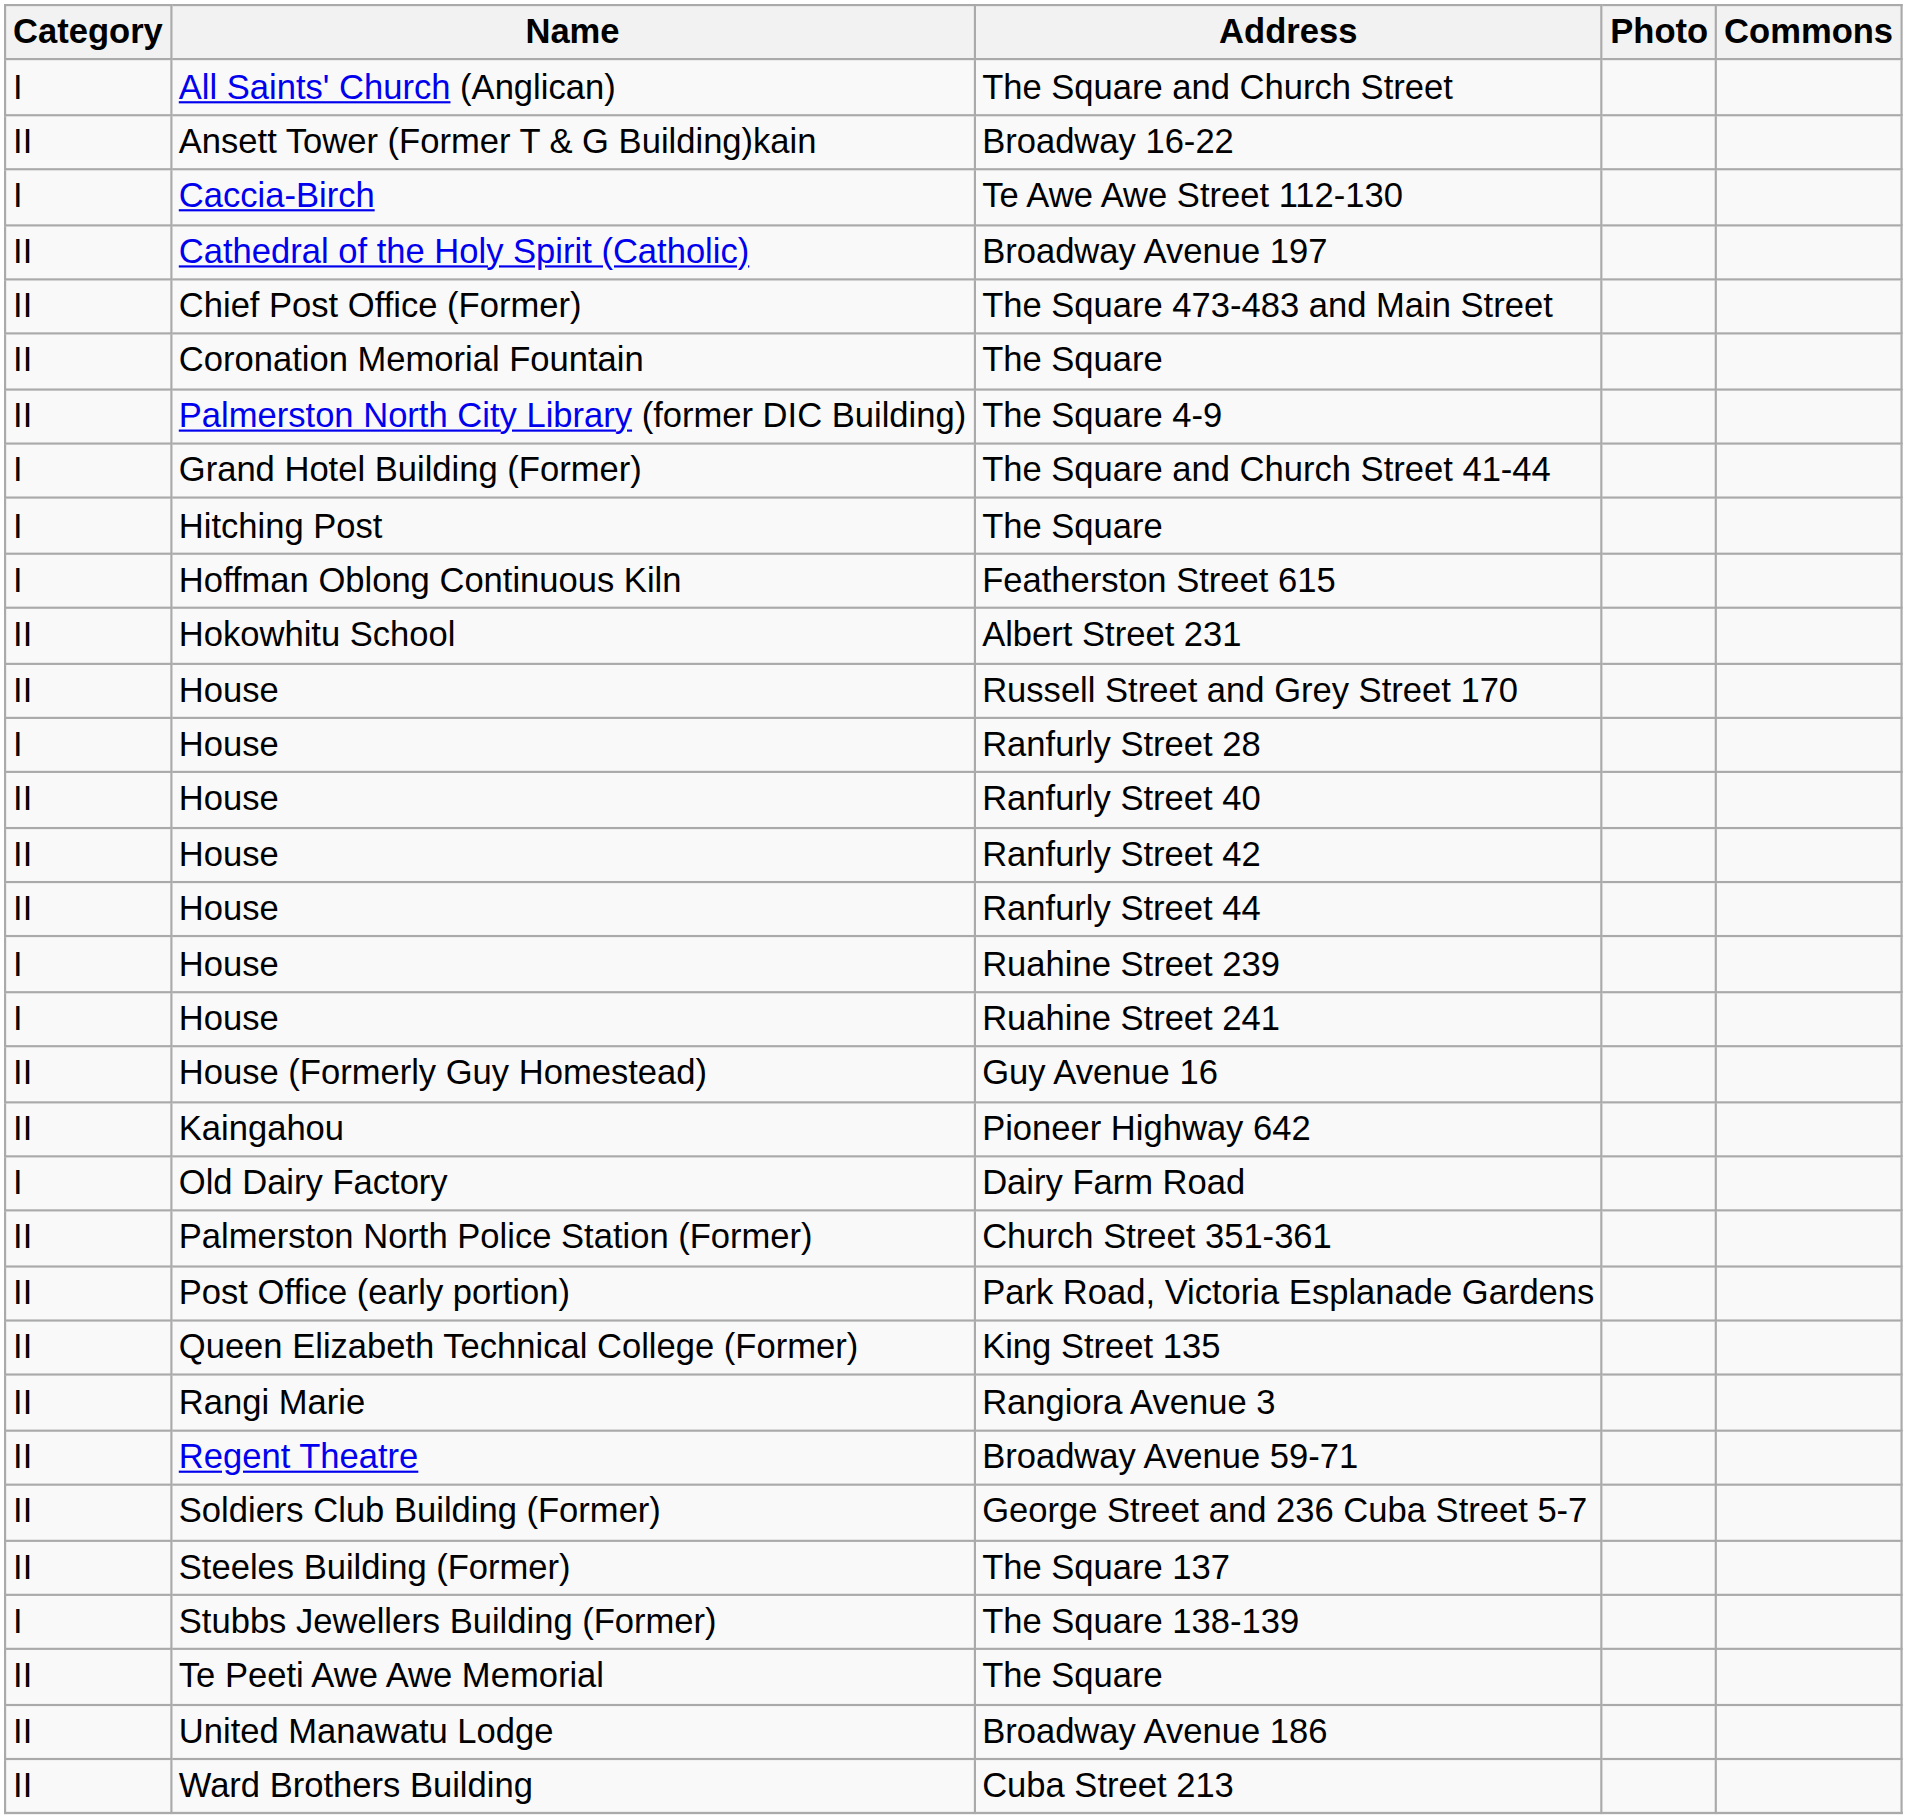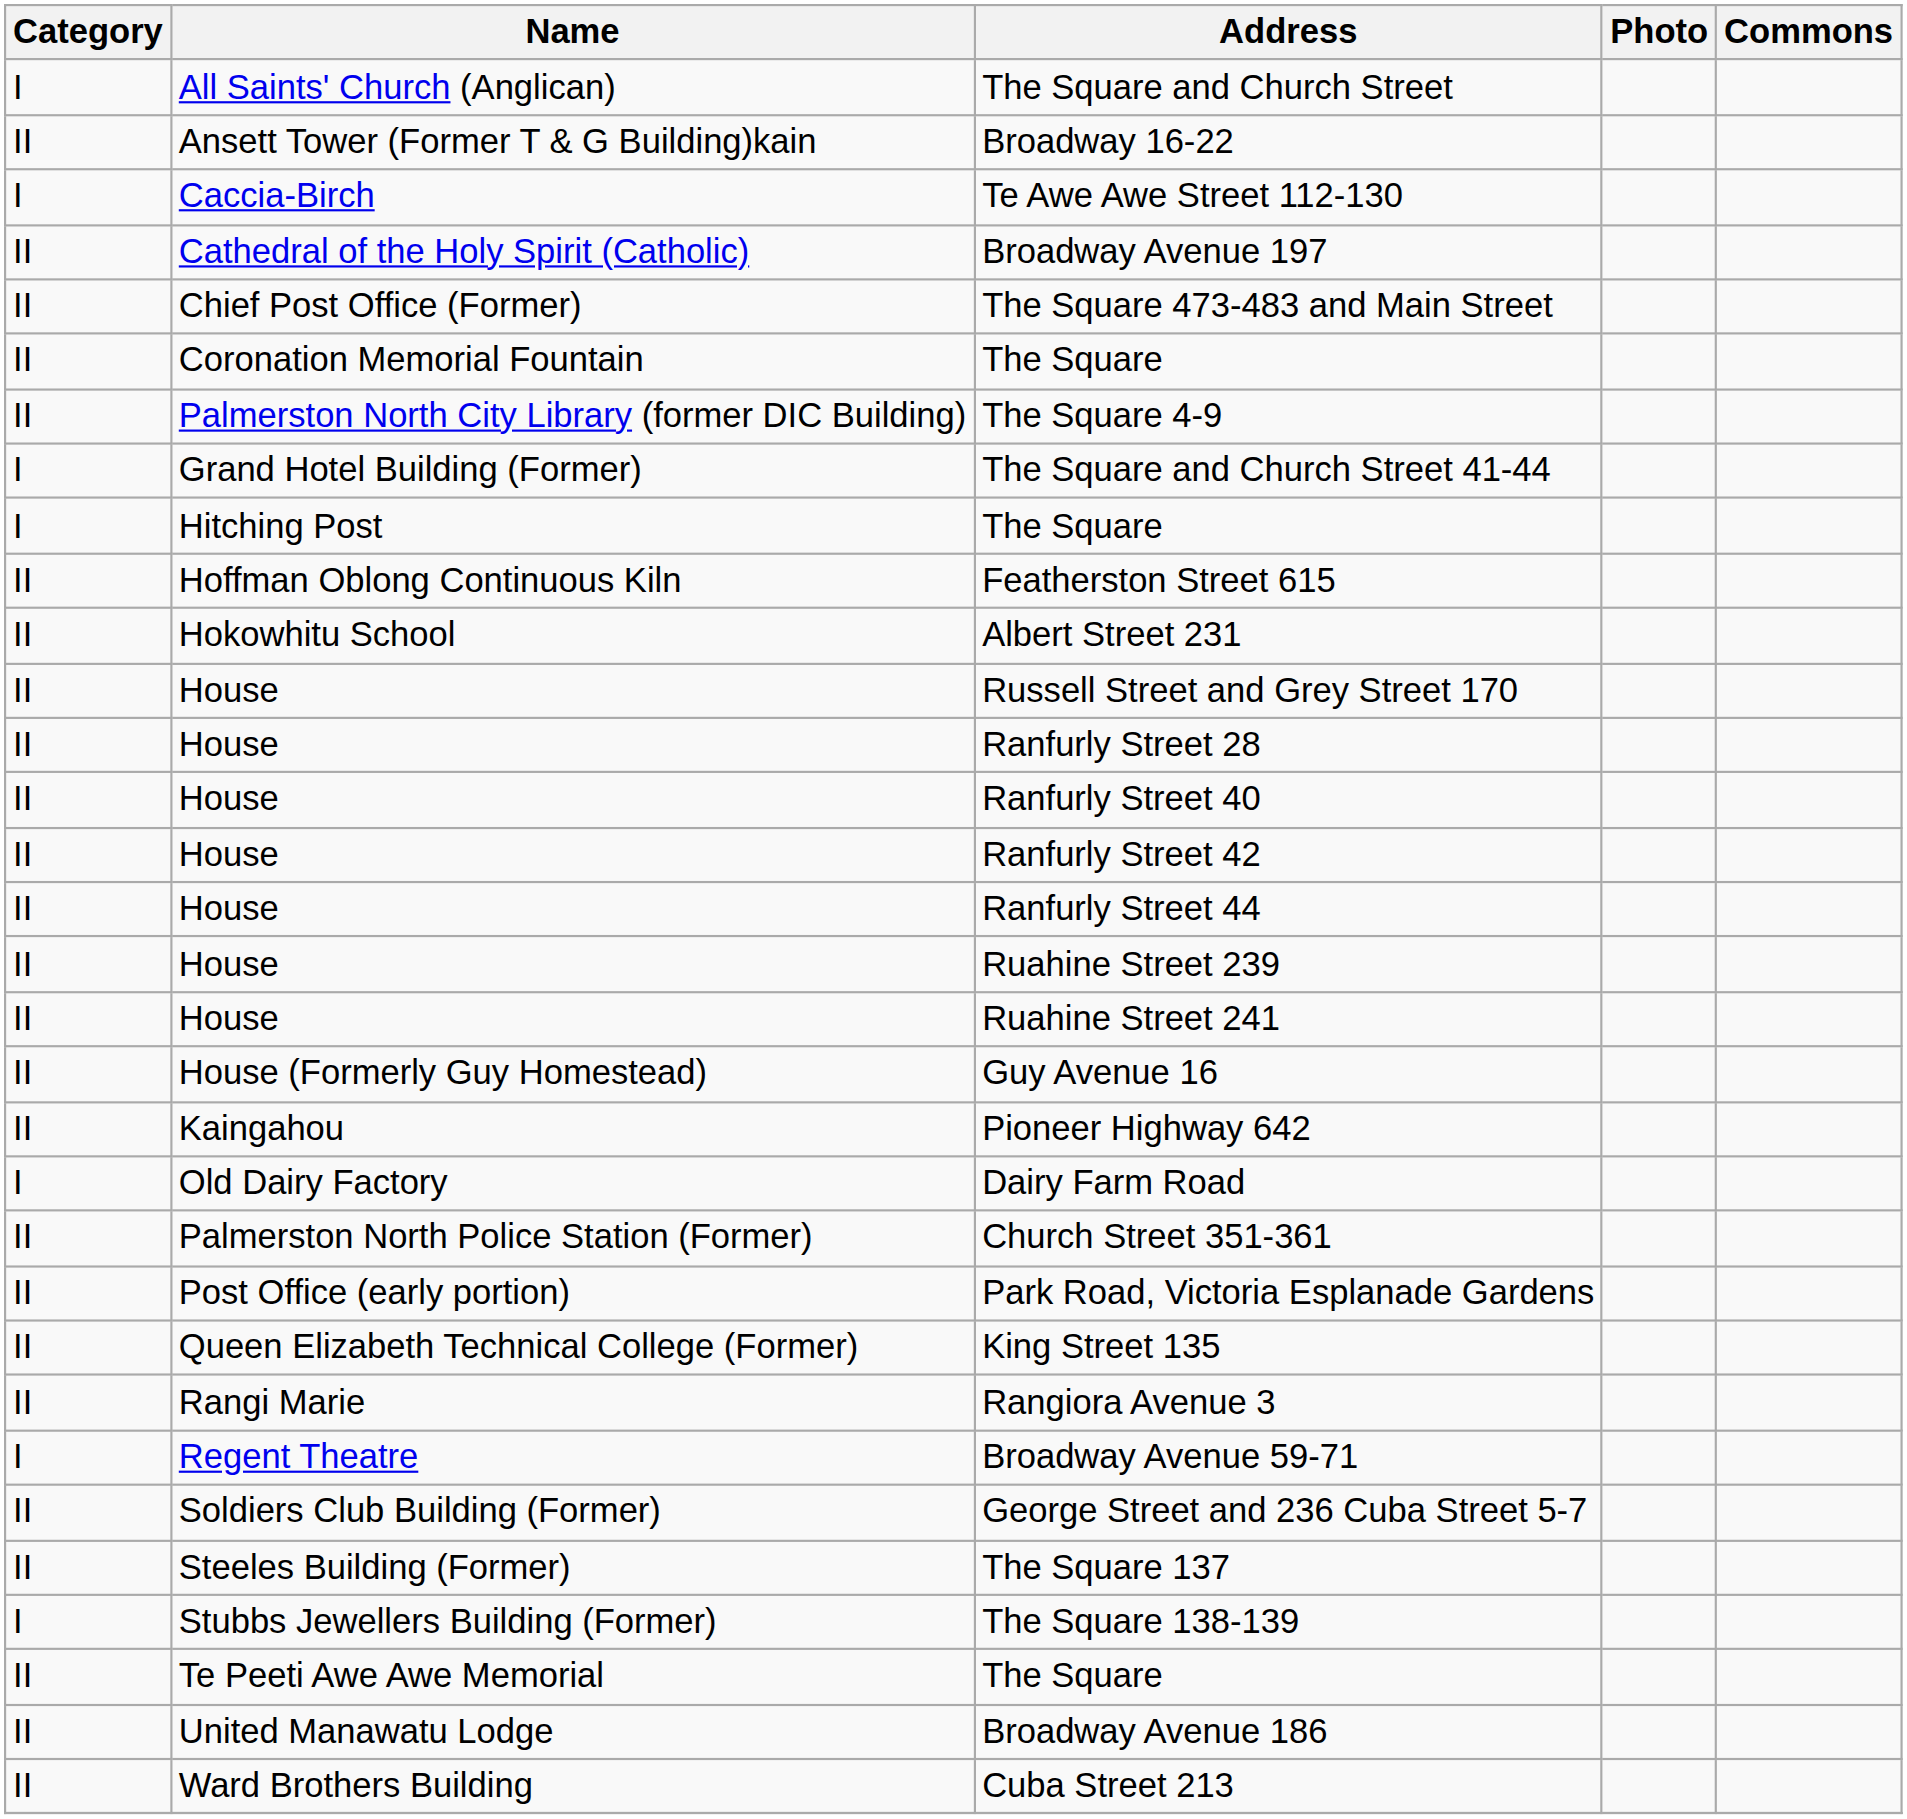(18, 580) I -> (23, 580) II
(18, 744) I -> (23, 744) II
(18, 963) I -> (23, 963) II
(18, 1018) I -> (23, 1018) II
(23, 1456) II -> (18, 1456) I
